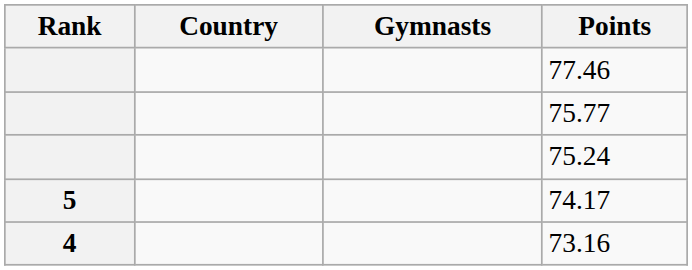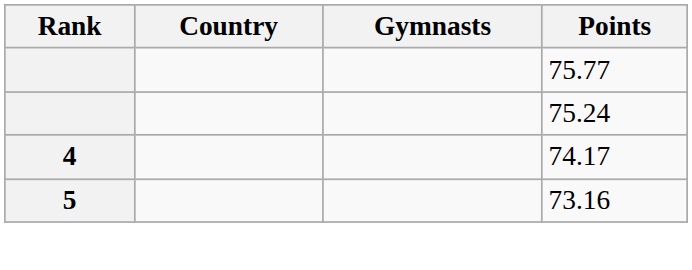- row: (579, 69)
(70, 199) 5 -> (70, 156) 4
(70, 243) 4 -> (70, 199) 5
